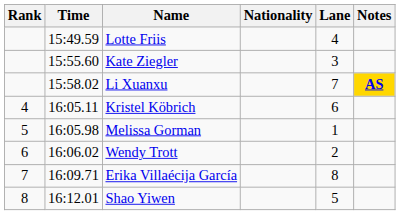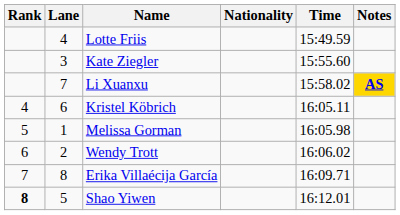columns swapped: (335, 15) <-> (73, 15)
(25, 198) normal -> (25, 198) bold
